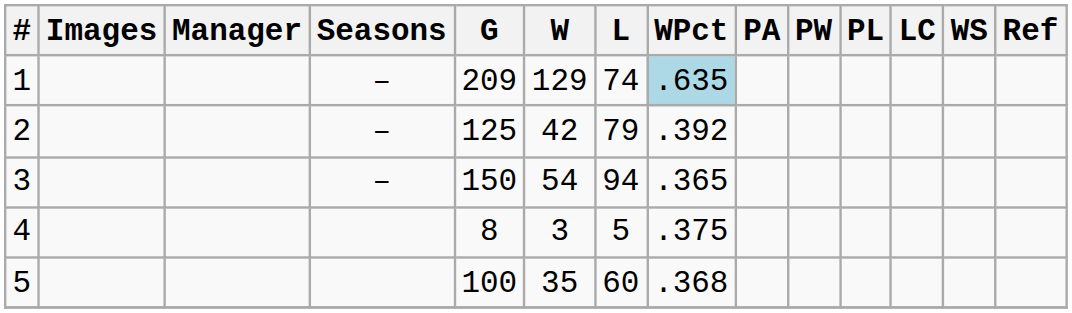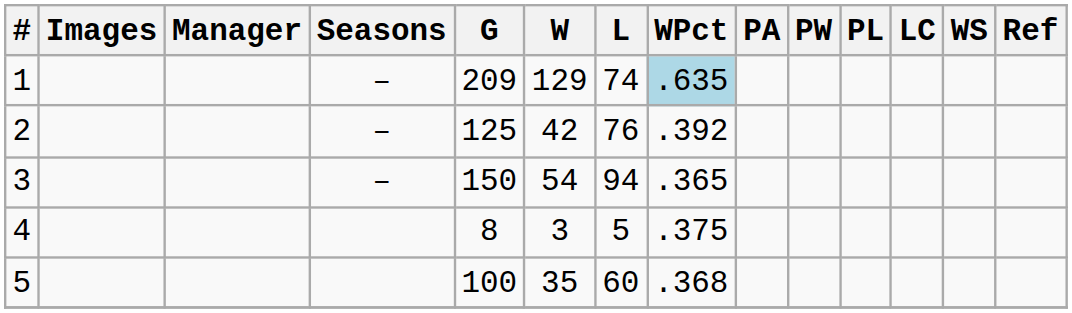(621, 131) 79 -> (621, 131) 76
